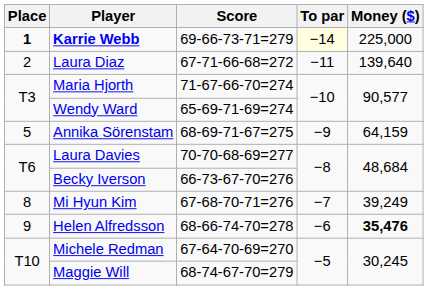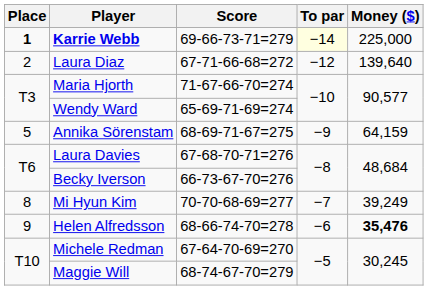(322, 62) −11 -> (322, 62) −12
(237, 156) 70-70-68-69=277 -> (237, 156) 67-68-70-71=276
(237, 202) 67-68-70-71=276 -> (237, 202) 70-70-68-69=277
